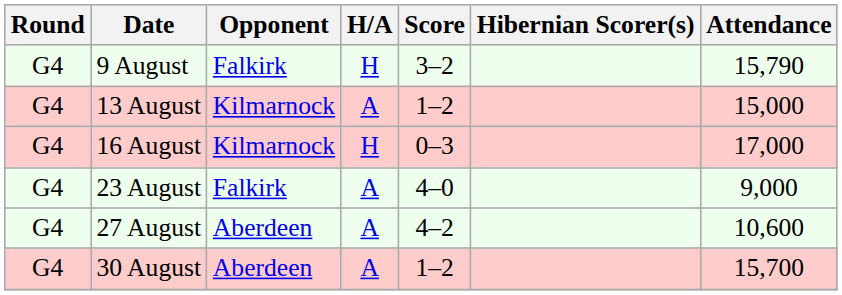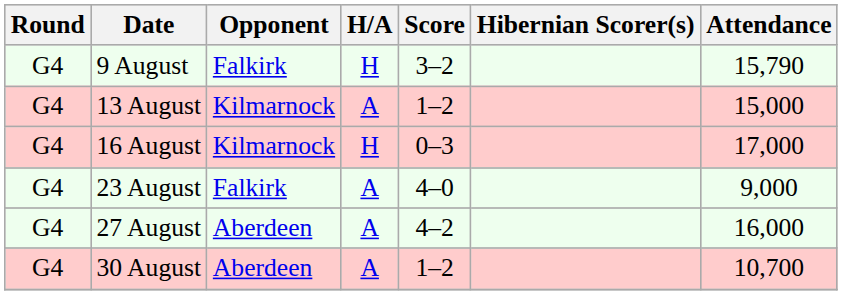(769, 227) 10,600 -> (769, 227) 16,000
(769, 268) 15,700 -> (769, 268) 10,700
